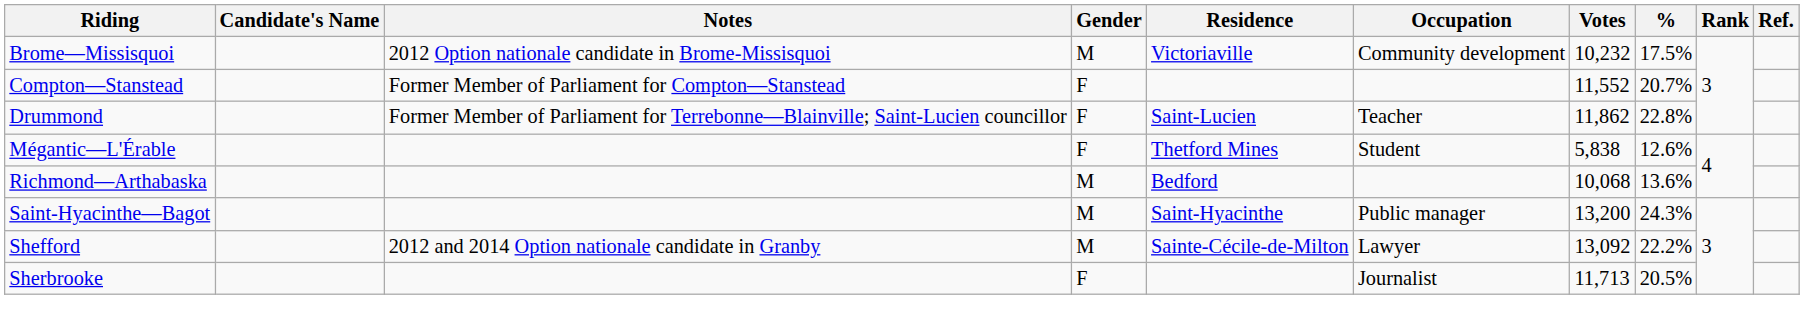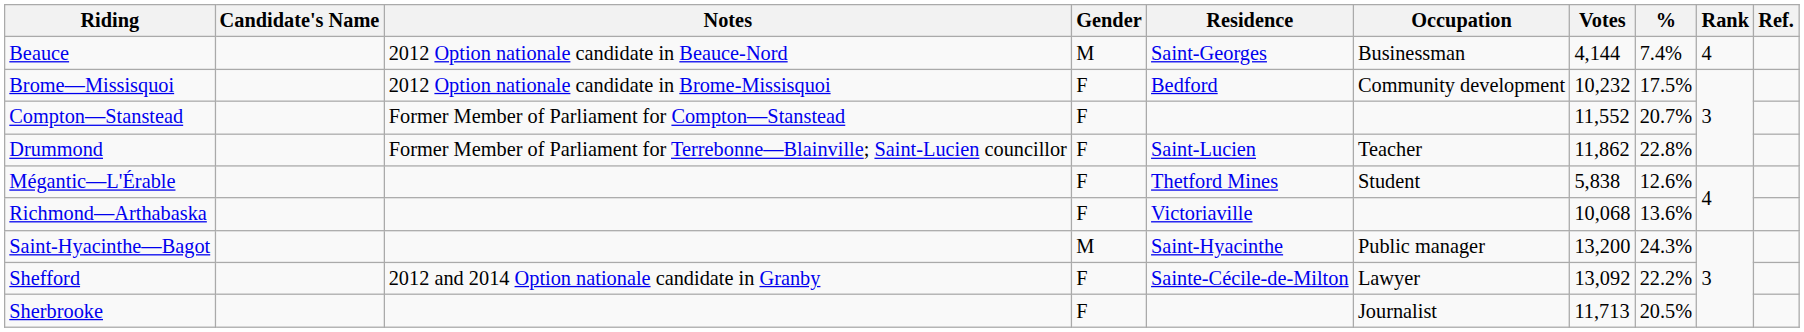+ row: (39, 52)
(1085, 52) M -> (1082, 85) F
(1202, 52) Victoriaville -> (1184, 85) Bedford
(1085, 181) M -> (1082, 213) F
(1184, 181) Bedford -> (1202, 213) Victoriaville
(1085, 246) M -> (1082, 278) F
